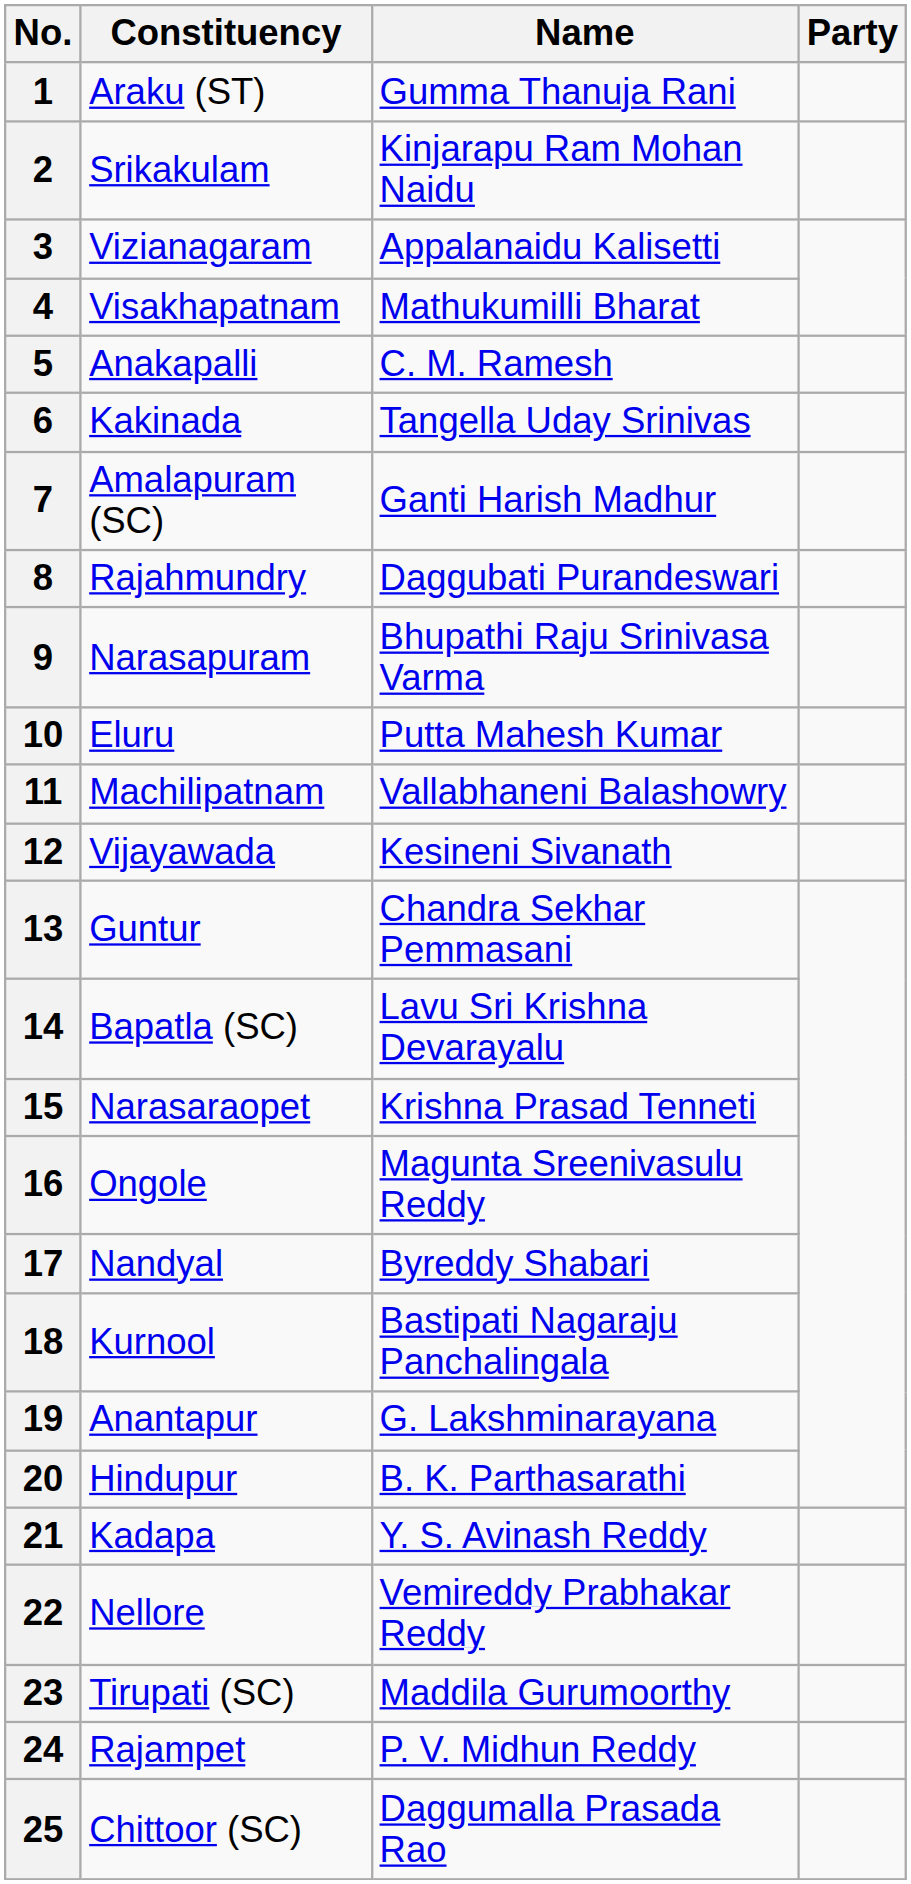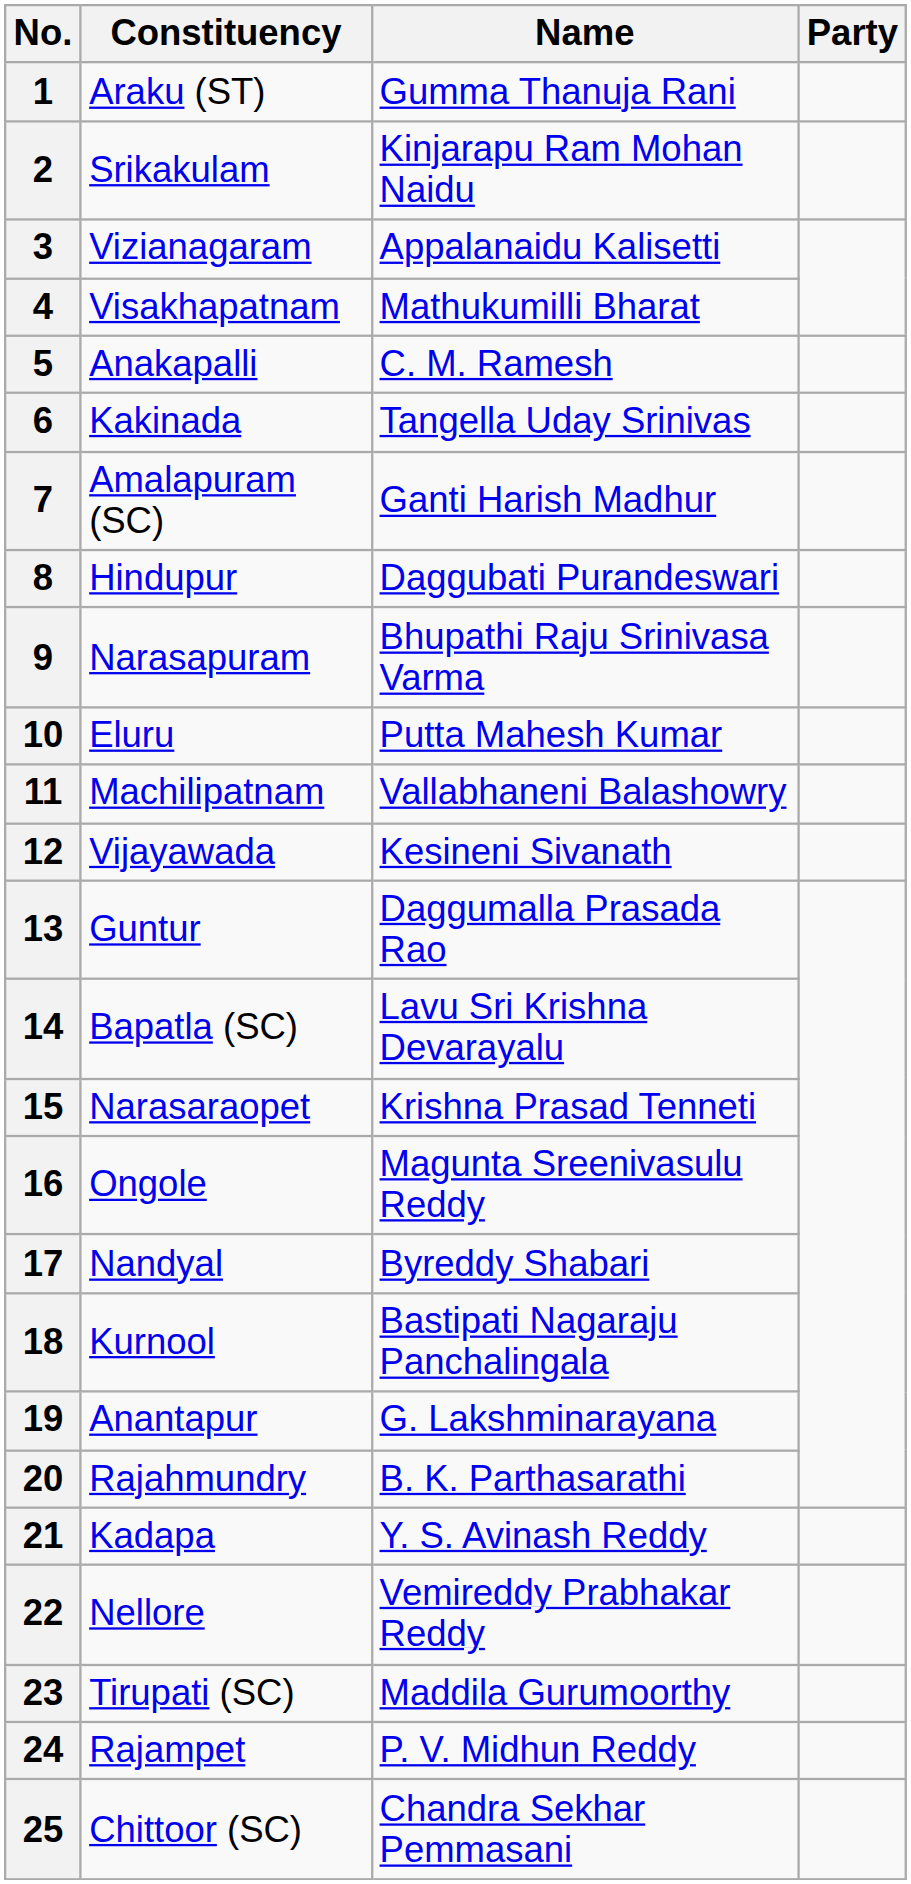(198, 578) Rajahmundry -> (163, 578) Hindupur
(512, 929) Chandra Sekhar Pemmasani -> (550, 929) Daggumalla Prasada Rao
(163, 1477) Hindupur -> (198, 1477) Rajahmundry
(550, 1828) Daggumalla Prasada Rao -> (512, 1828) Chandra Sekhar Pemmasani
